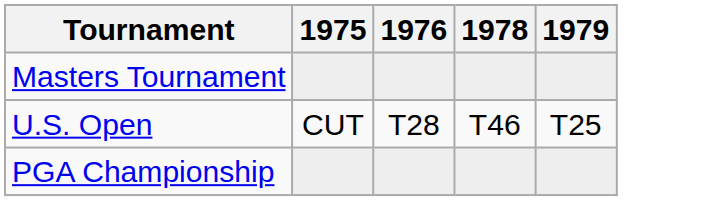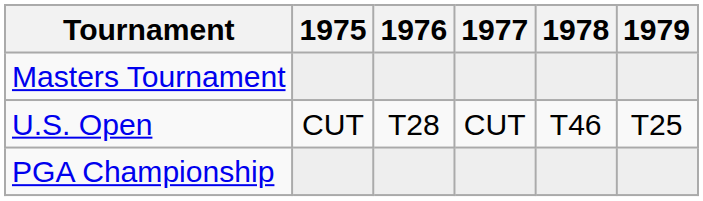+ column: (495, 29)
